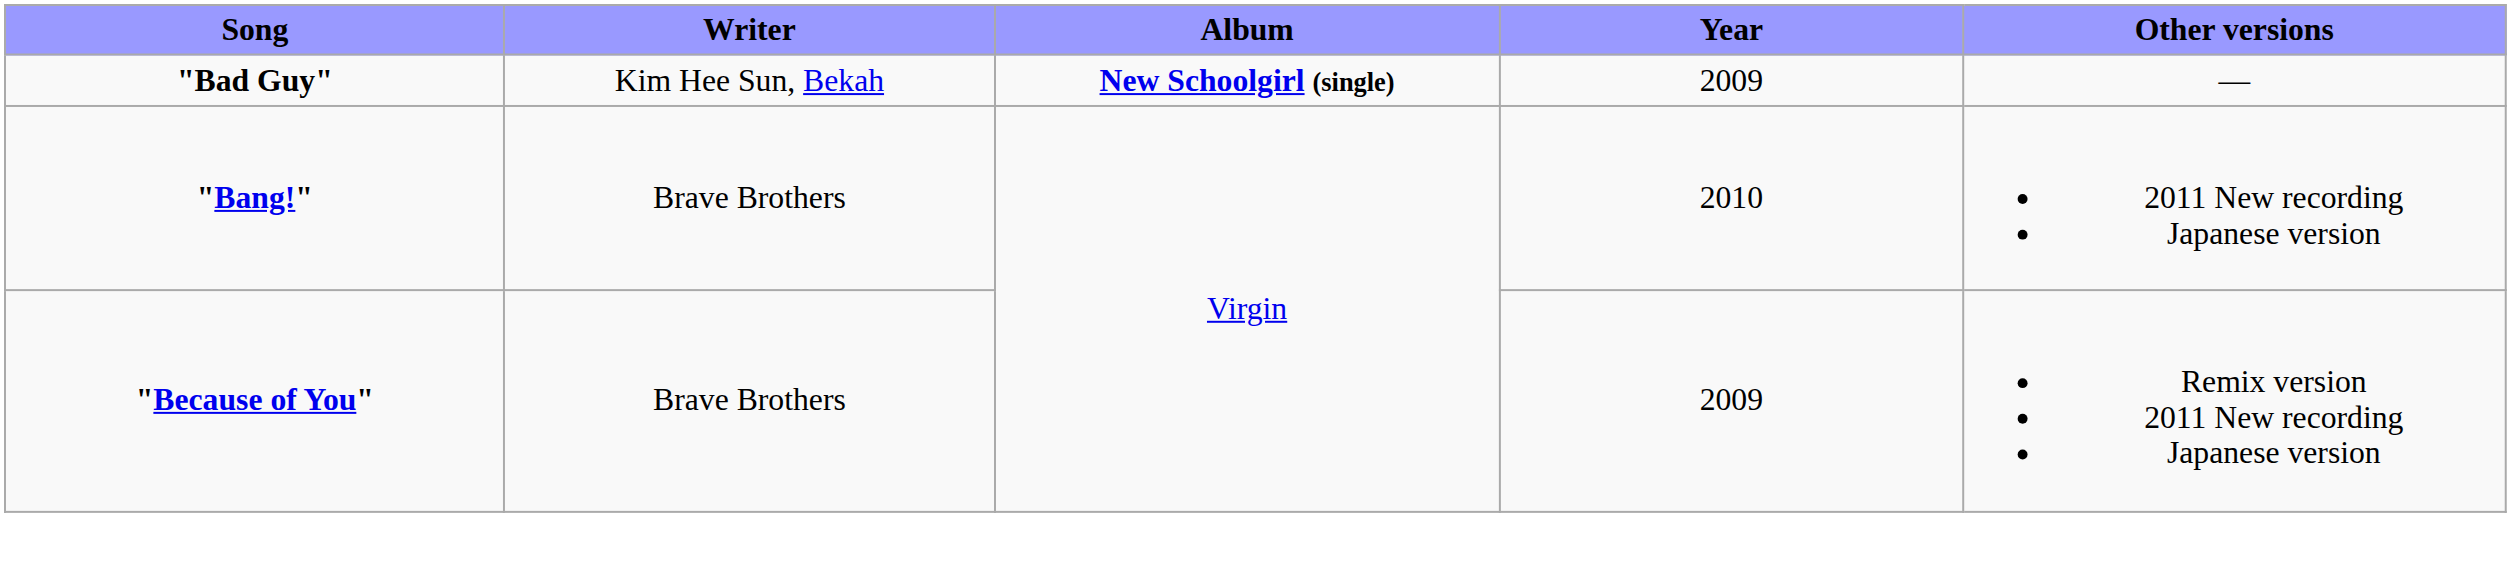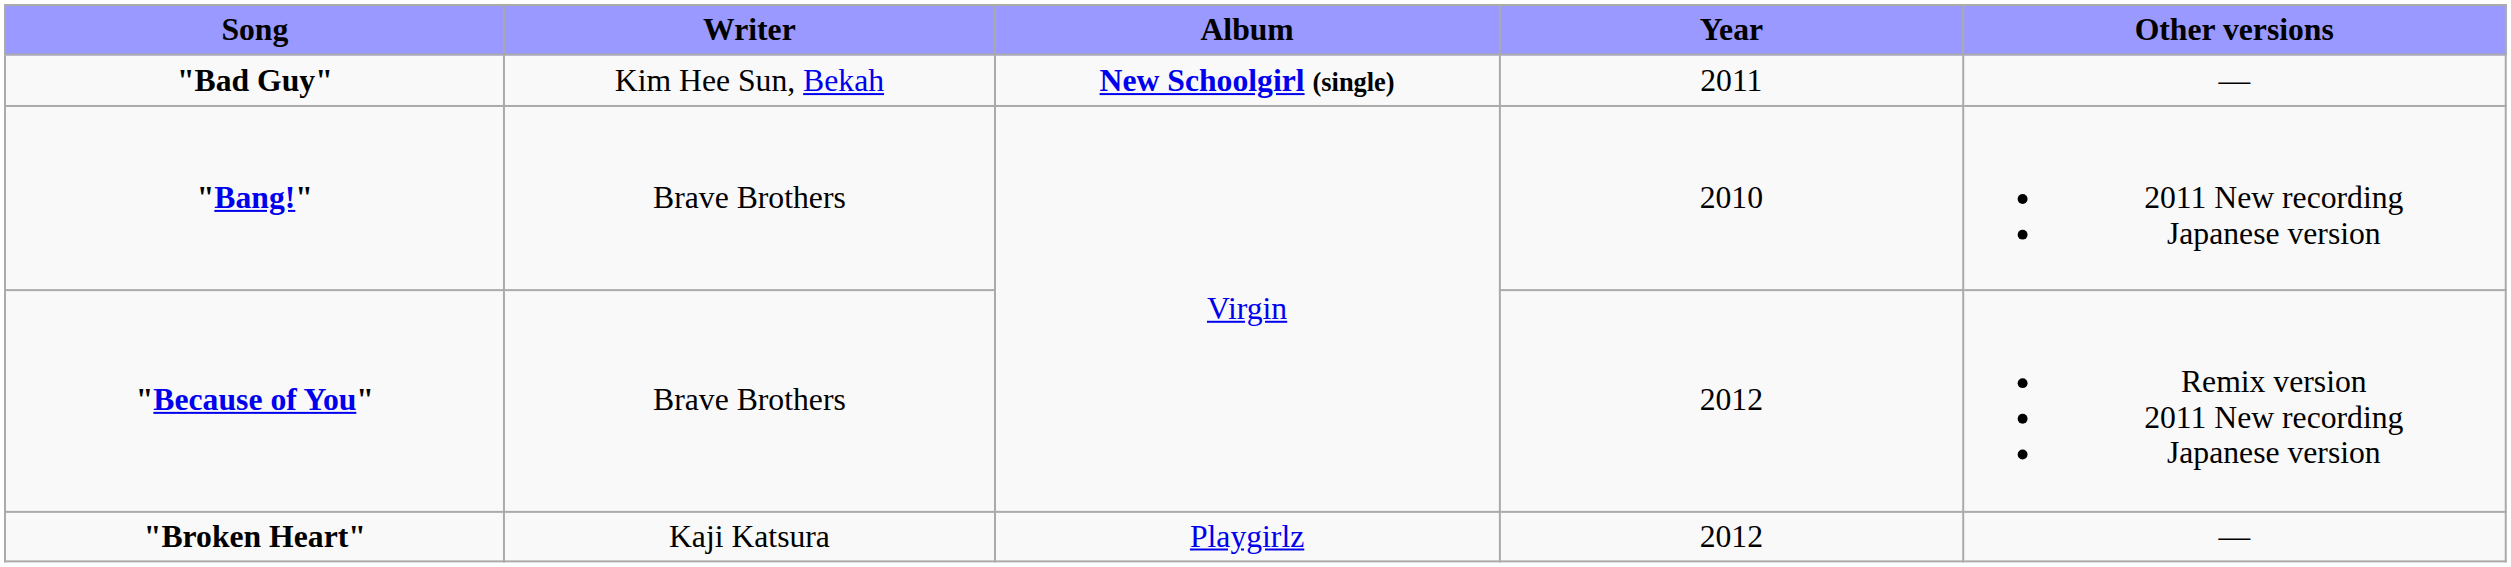(1731, 79) 2009 -> (1731, 79) 2011
(1731, 400) 2009 -> (1731, 400) 2012
+ row: (255, 535)
